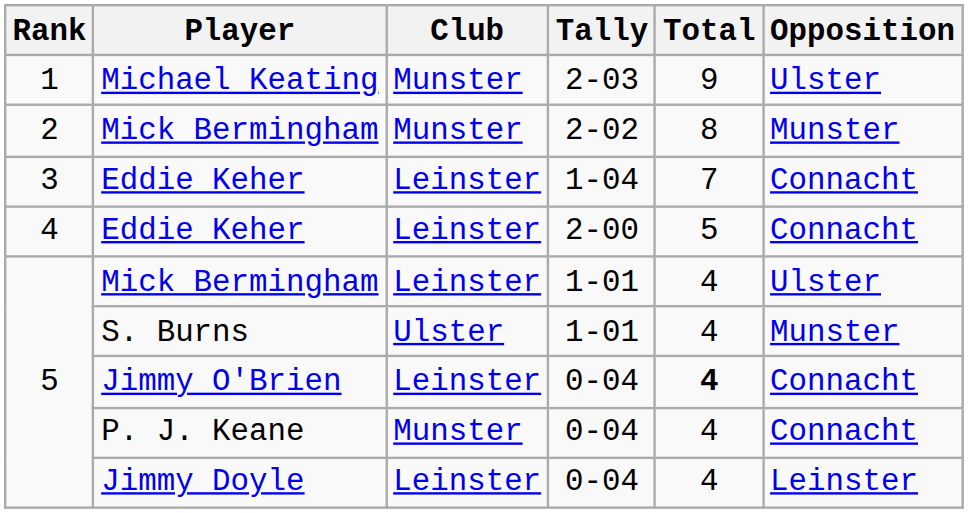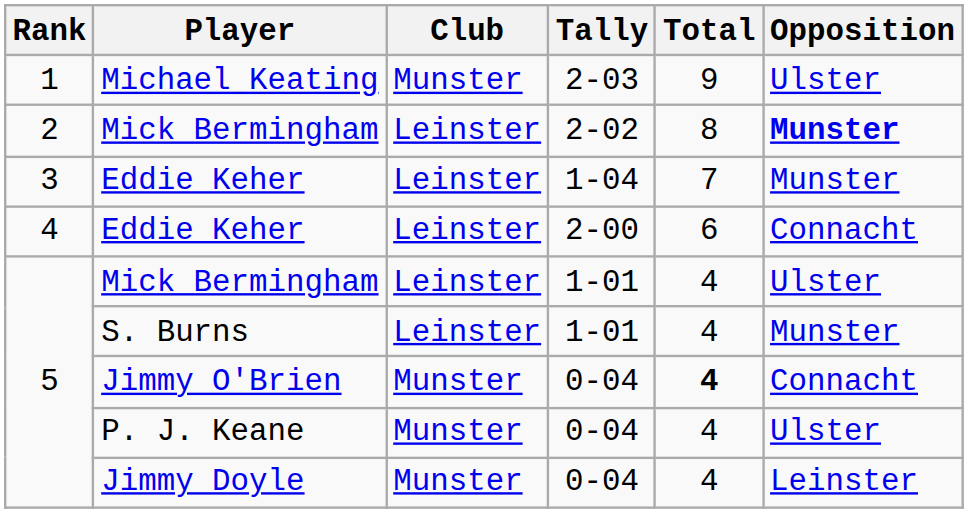(458, 131) Munster -> (467, 131) Leinster
(835, 131) normal -> (835, 131) bold
(844, 181) Connacht -> (835, 181) Munster
(709, 231) 5 -> (709, 231) 6
(449, 332) Ulster -> (467, 332) Leinster
(467, 382) Leinster -> (458, 382) Munster
(844, 432) Connacht -> (826, 432) Ulster
(467, 482) Leinster -> (458, 482) Munster
